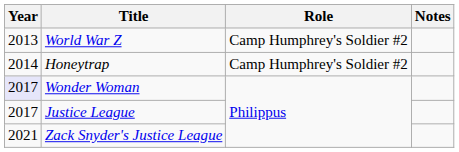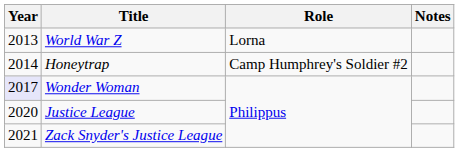(319, 40) Camp Humphrey's Soldier #2 -> (247, 40) Lorna
(23, 111) 2017 -> (23, 111) 2020
